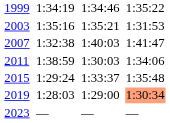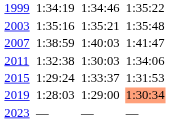(145, 25) 1:31:53 -> (145, 25) 1:35:48
(55, 43) 1:32:38 -> (55, 43) 1:38:59
(55, 60) 1:38:59 -> (55, 60) 1:32:38
(145, 78) 1:35:48 -> (145, 78) 1:31:53
